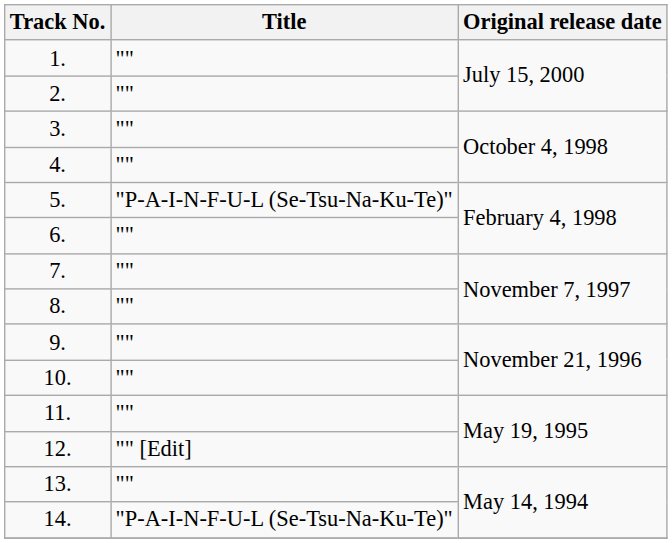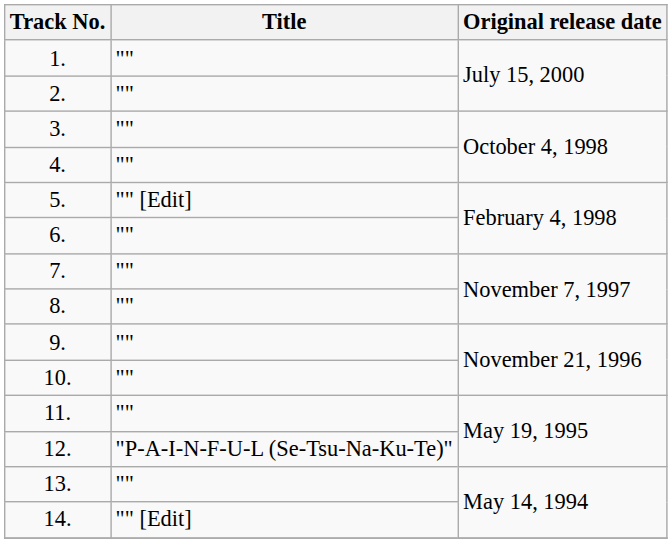(284, 199) "P-A-I-N-F-U-L (Se-Tsu-Na-Ku-Te)" -> (154, 199) "" [Edit]
(154, 448) "" [Edit] -> (284, 448) "P-A-I-N-F-U-L (Se-Tsu-Na-Ku-Te)"
(284, 519) "P-A-I-N-F-U-L (Se-Tsu-Na-Ku-Te)" -> (154, 519) "" [Edit]
